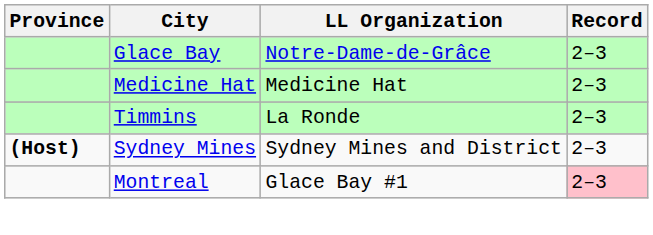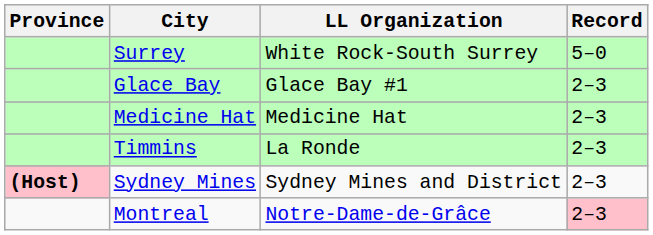+ row: (149, 53)
(378, 53) Notre-Dame-de-Grâce -> (337, 85) Glace Bay #1
(45, 150) no background -> (45, 182) pink background
(337, 182) Glace Bay #1 -> (378, 214) Notre-Dame-de-Grâce
